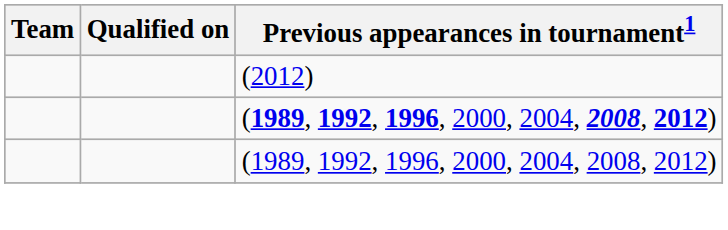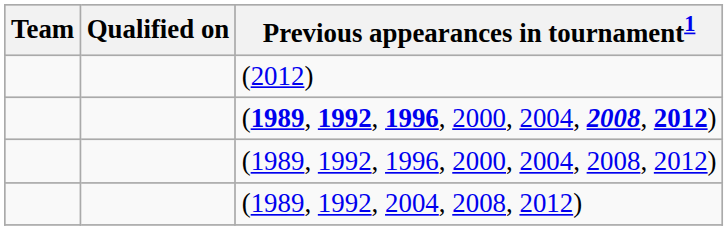+ row: (43, 204)
